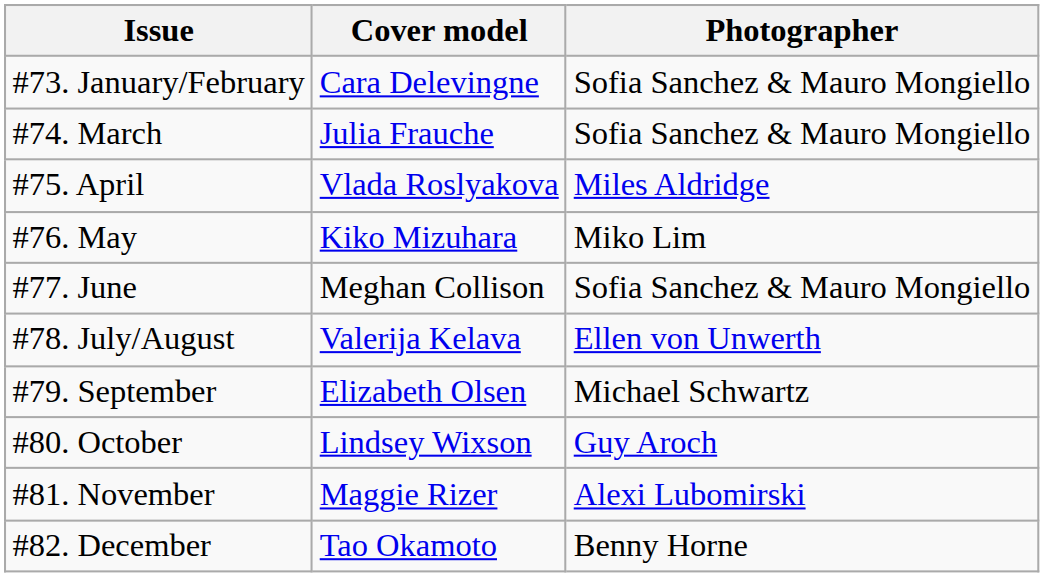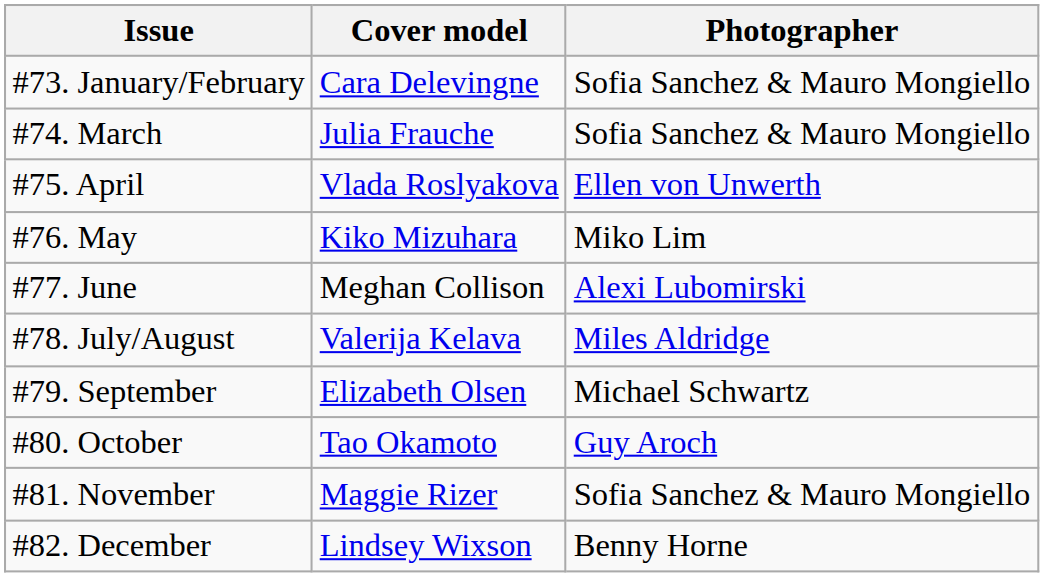(672, 184) Miles Aldridge -> (697, 184) Ellen von Unwerth
(802, 287) Sofia Sanchez & Mauro Mongiello -> (690, 287) Alexi Lubomirski
(697, 339) Ellen von Unwerth -> (672, 339) Miles Aldridge
(426, 442) Lindsey Wixson -> (408, 442) Tao Okamoto
(690, 493) Alexi Lubomirski -> (802, 493) Sofia Sanchez & Mauro Mongiello
(408, 545) Tao Okamoto -> (426, 545) Lindsey Wixson
